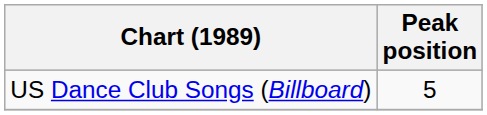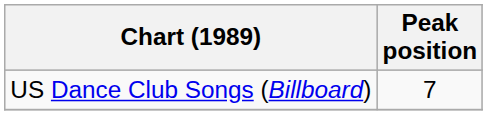(430, 89) 5 -> (430, 89) 7
